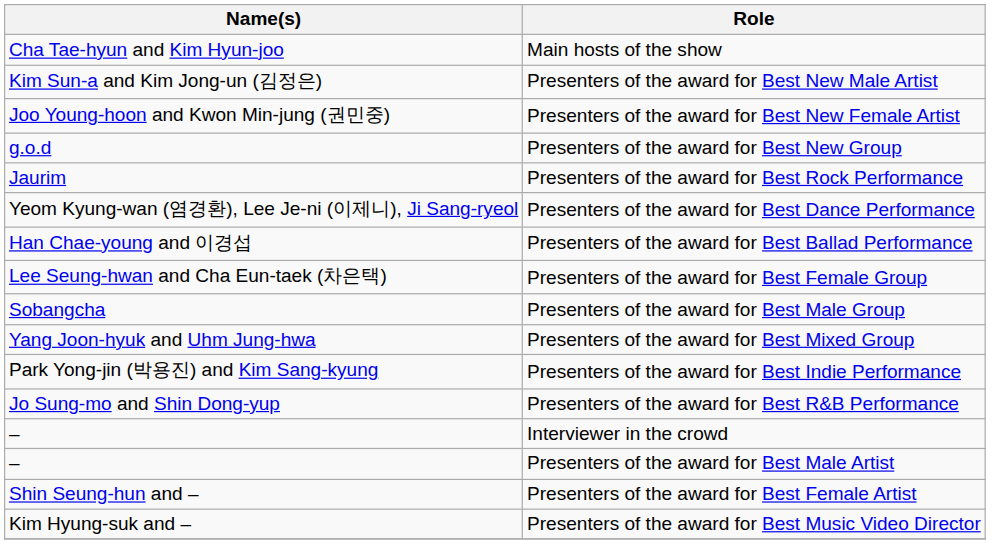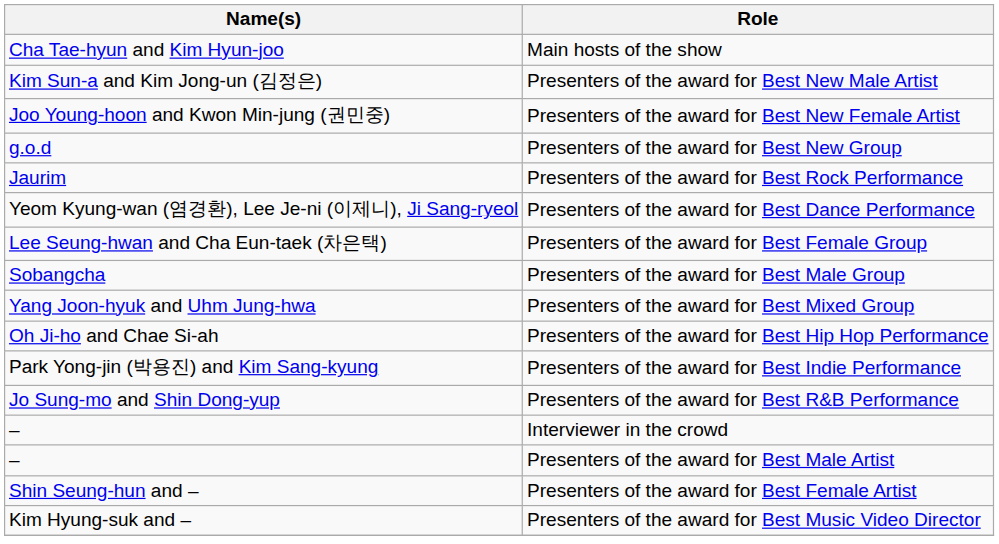- row: (750, 243)
+ row: (758, 335)
